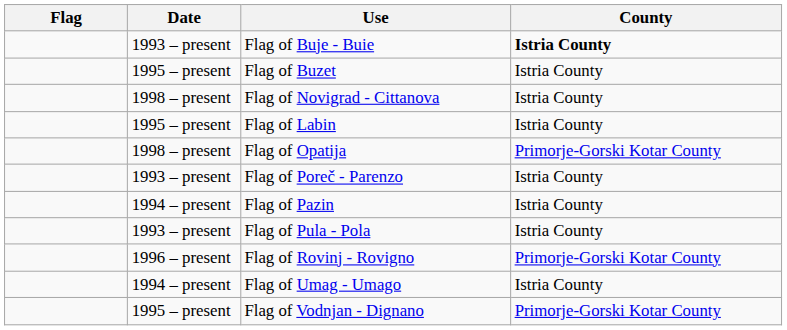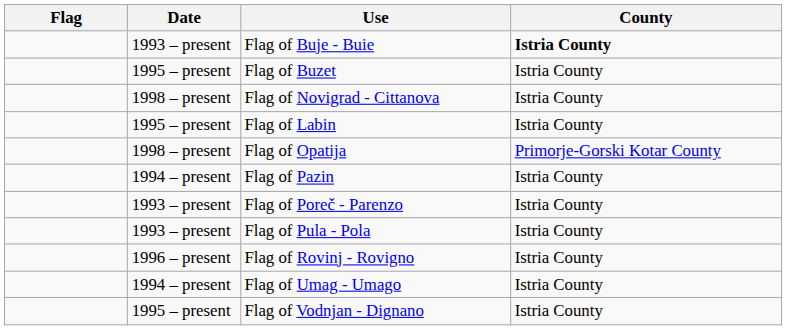rows swapped: (324, 177) <-> (289, 204)
(618, 257) Primorje-Gorski Kotar County -> (559, 257) Istria County
(618, 310) Primorje-Gorski Kotar County -> (559, 310) Istria County
